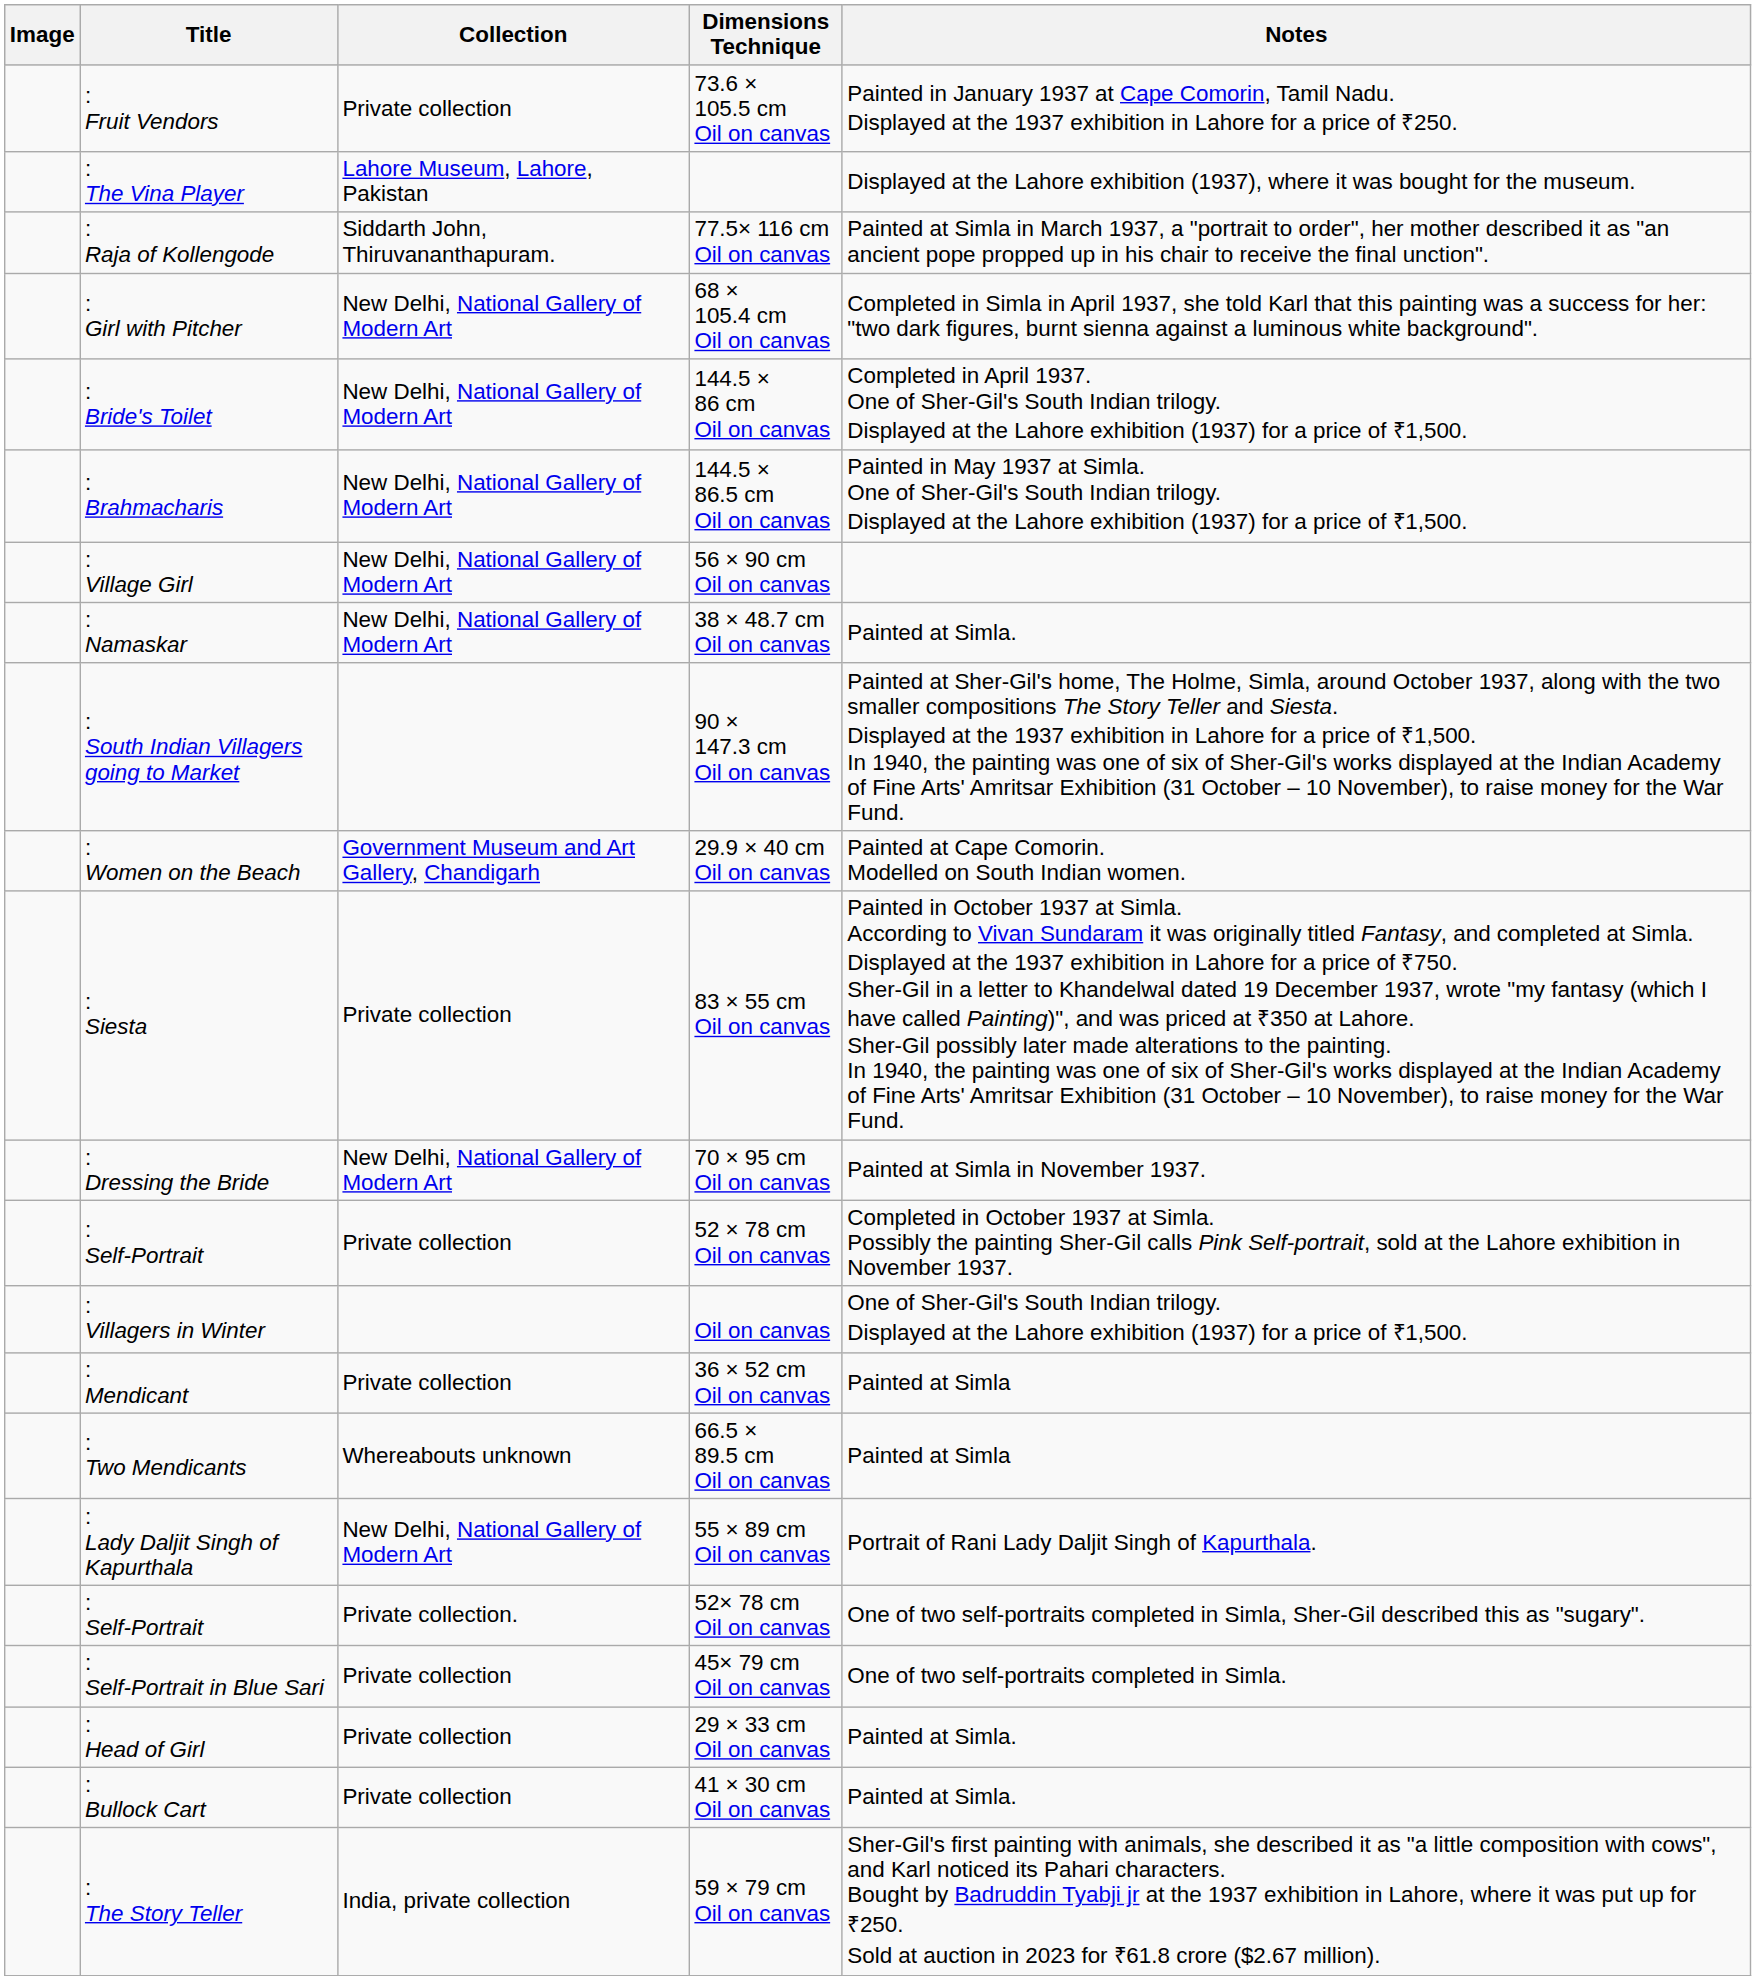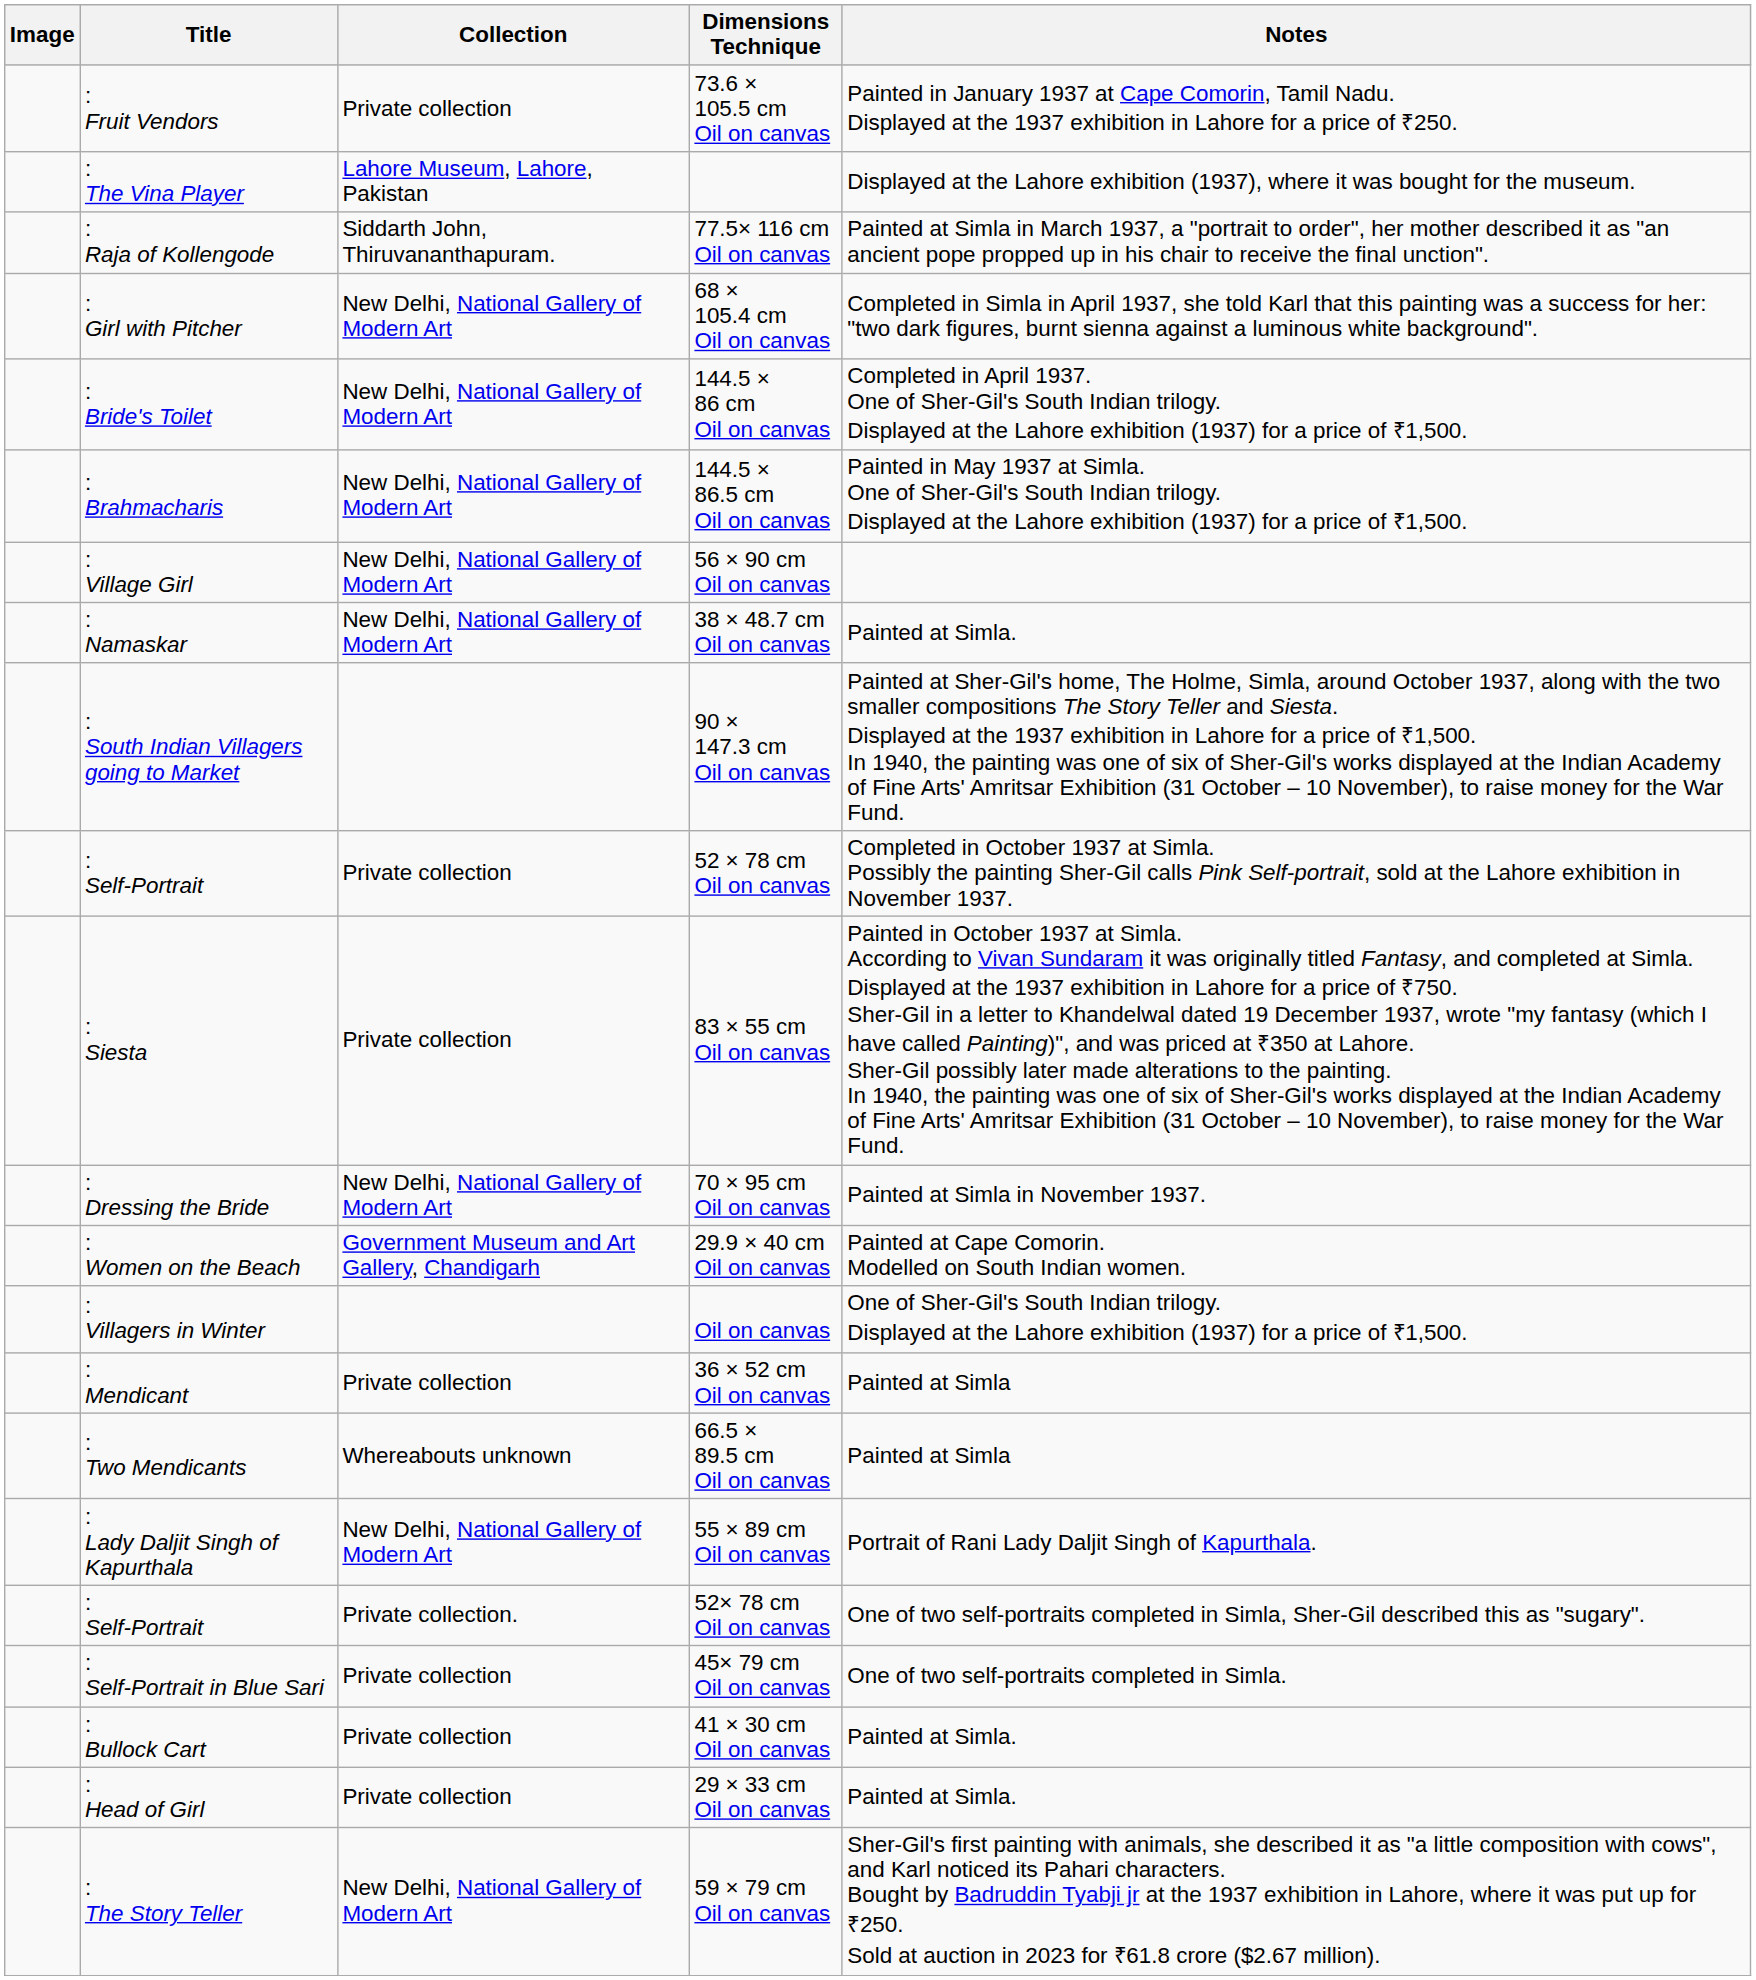rows swapped: (144, 1242) <-> (193, 860)
rows swapped: (145, 1736) <-> (145, 1797)
(456, 1901) India, private collection -> (492, 1901) New Delhi, National Gallery of Modern Art
